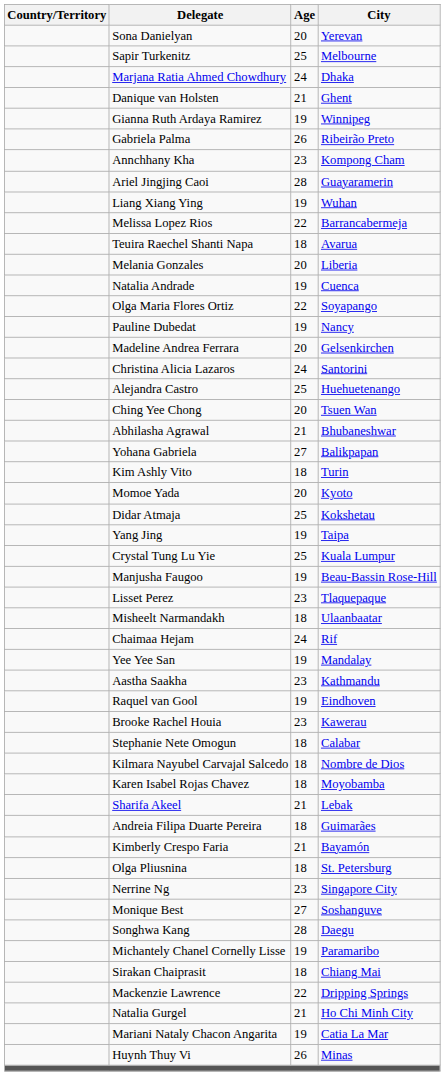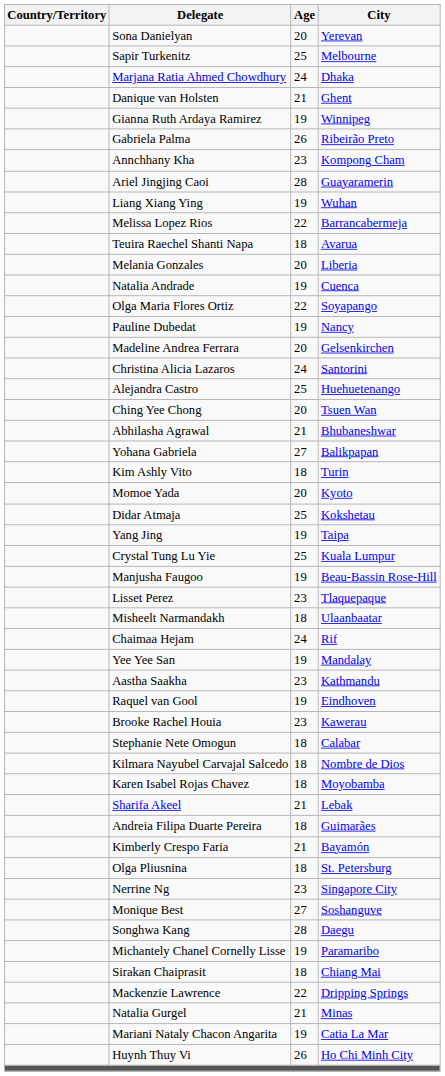(367, 1013) Ho Chi Minh City -> (337, 1013) Minas
(337, 1055) Minas -> (367, 1055) Ho Chi Minh City
